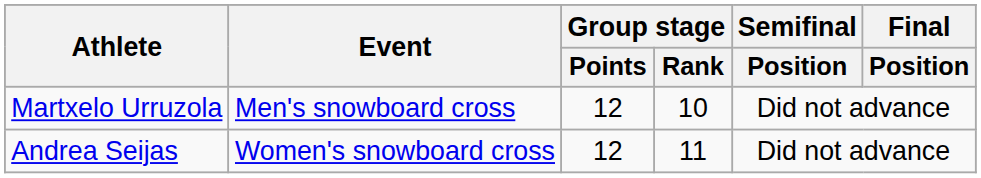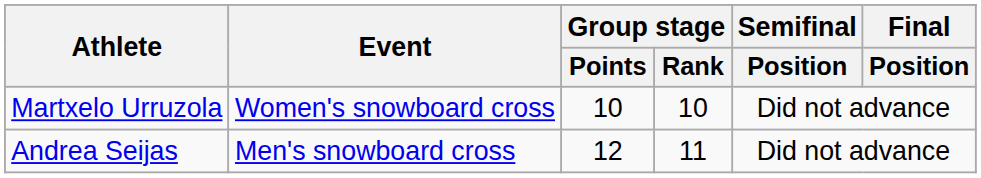(375, 109) Men's snowboard cross -> (395, 109) Women's snowboard cross
(608, 109) 12 -> (608, 109) 10
(395, 151) Women's snowboard cross -> (375, 151) Men's snowboard cross
